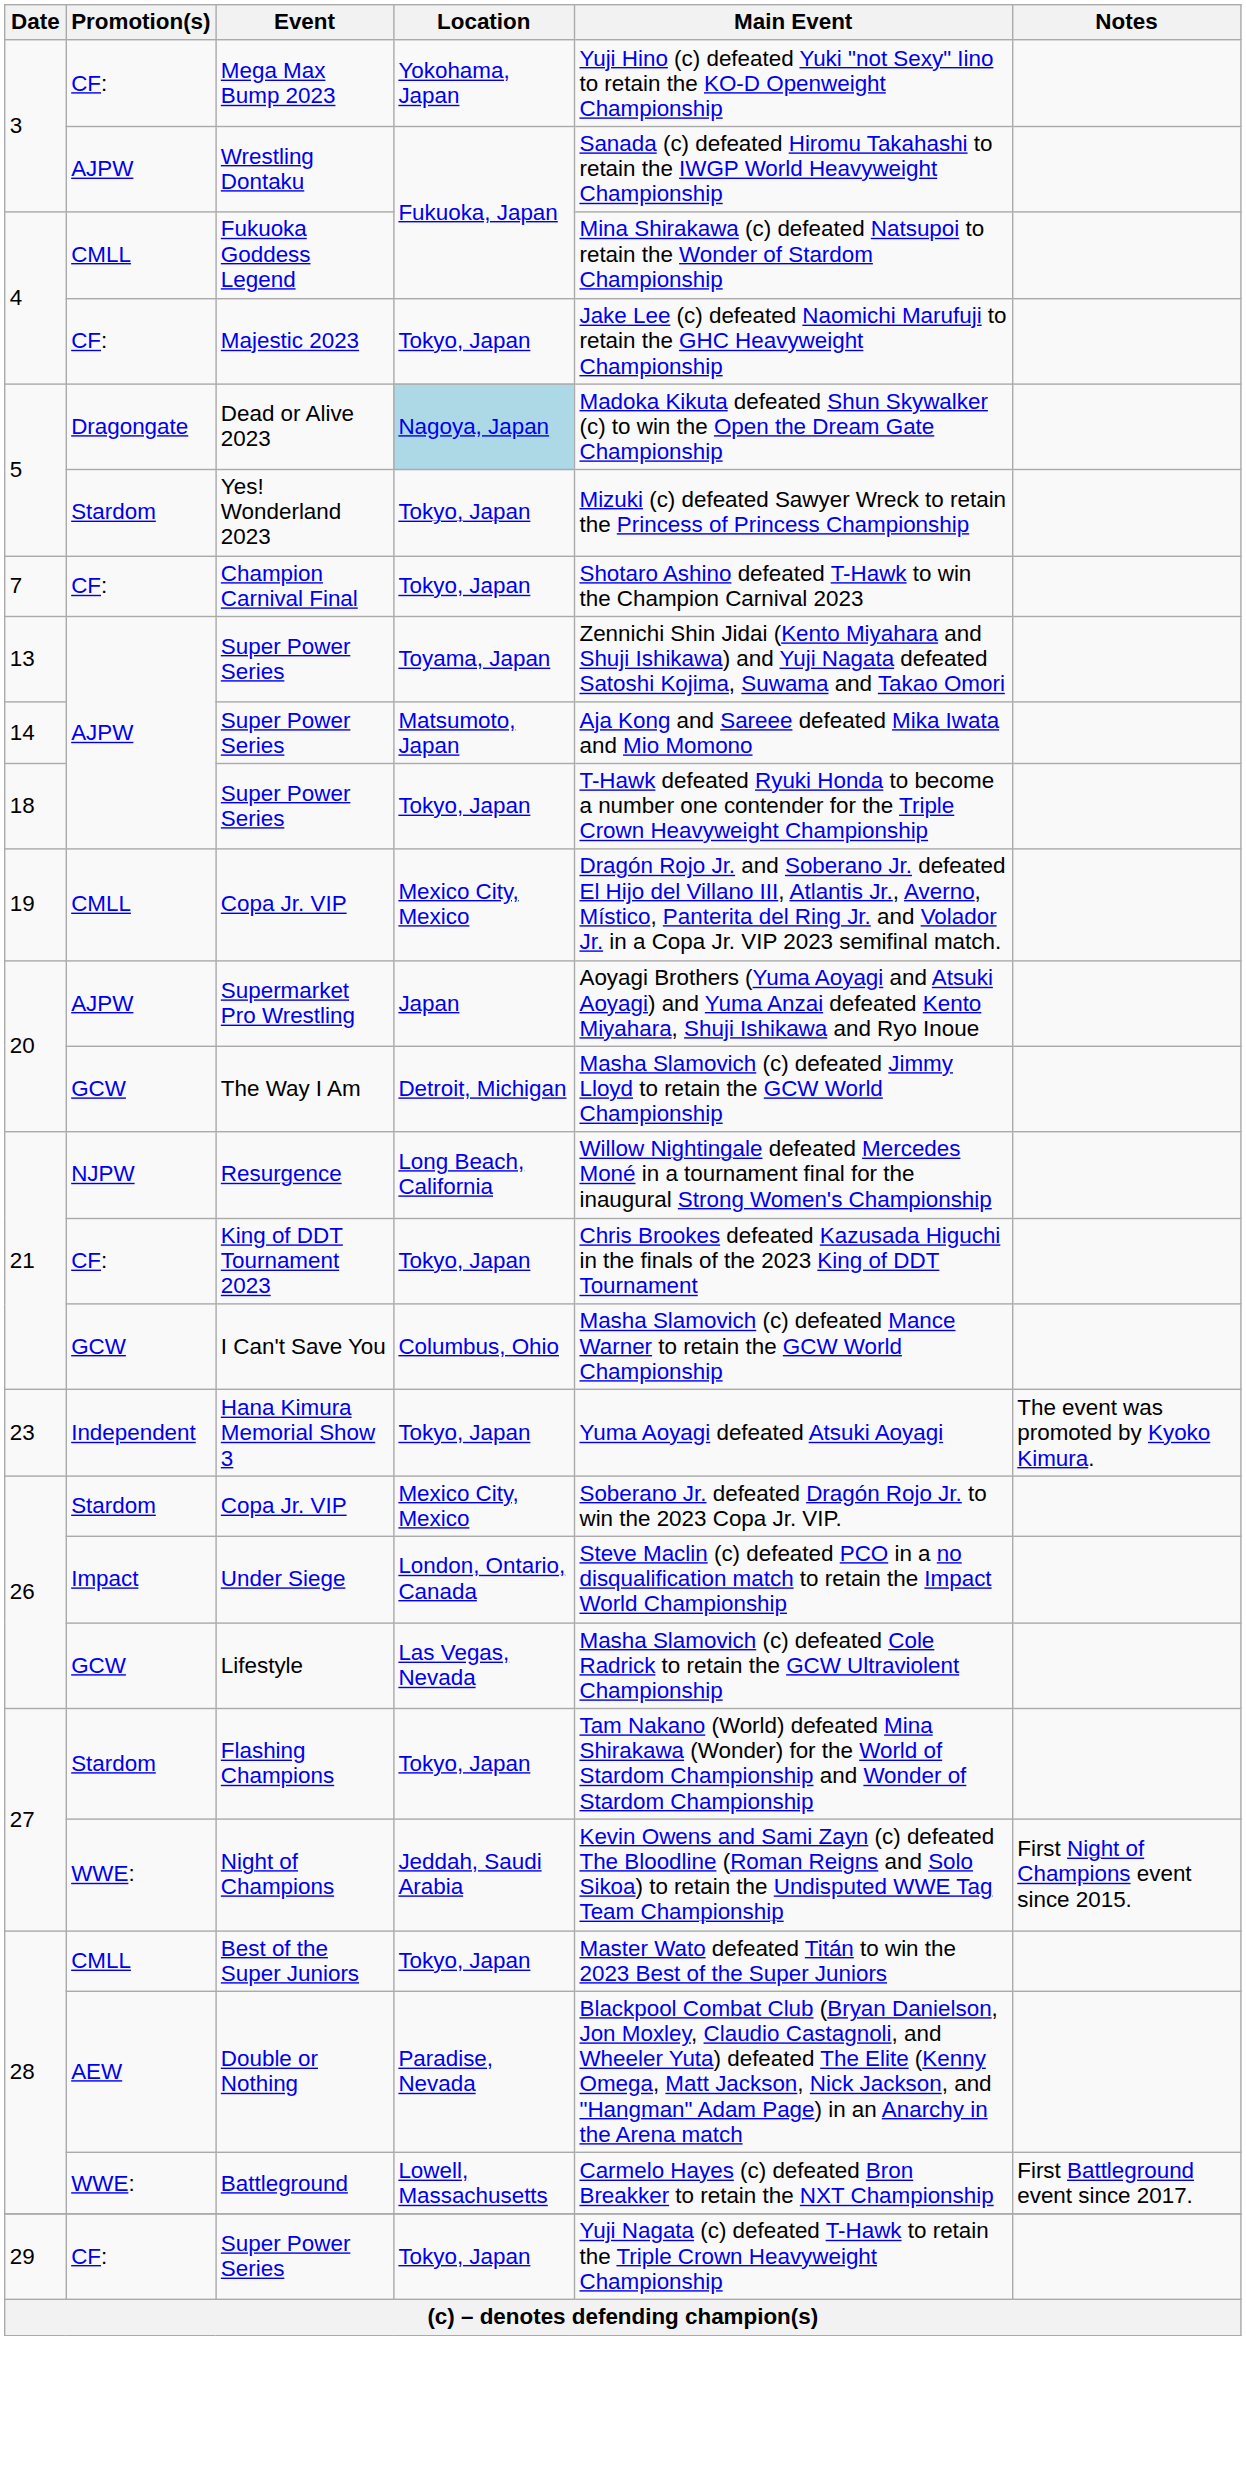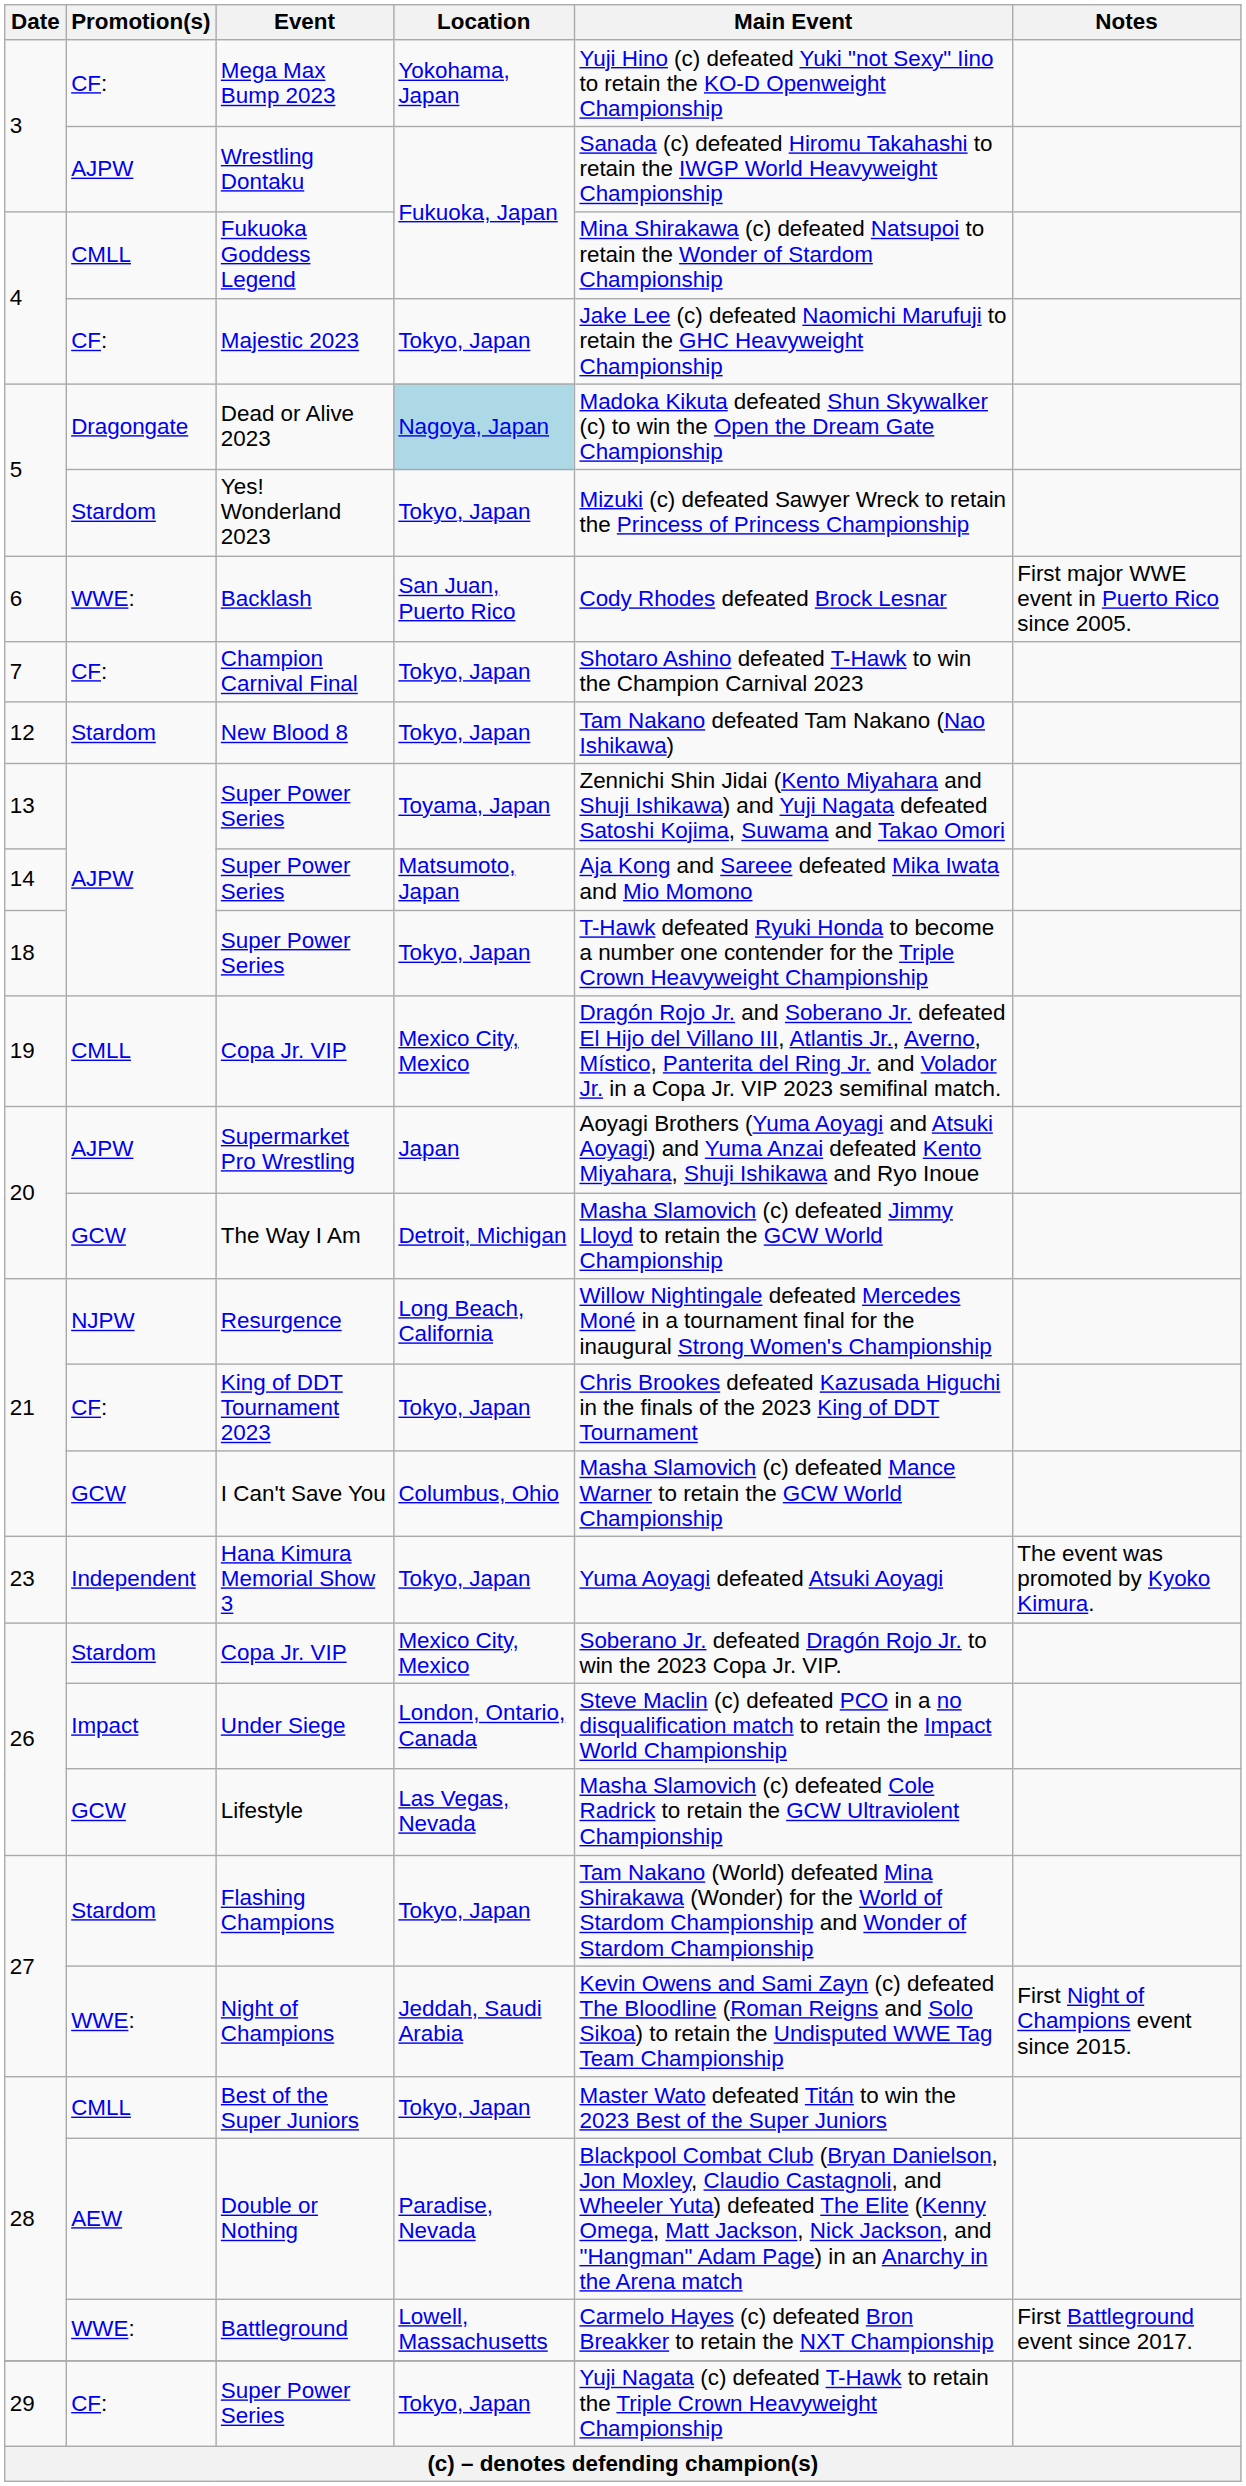+ row: (16, 598)
+ row: (22, 732)
